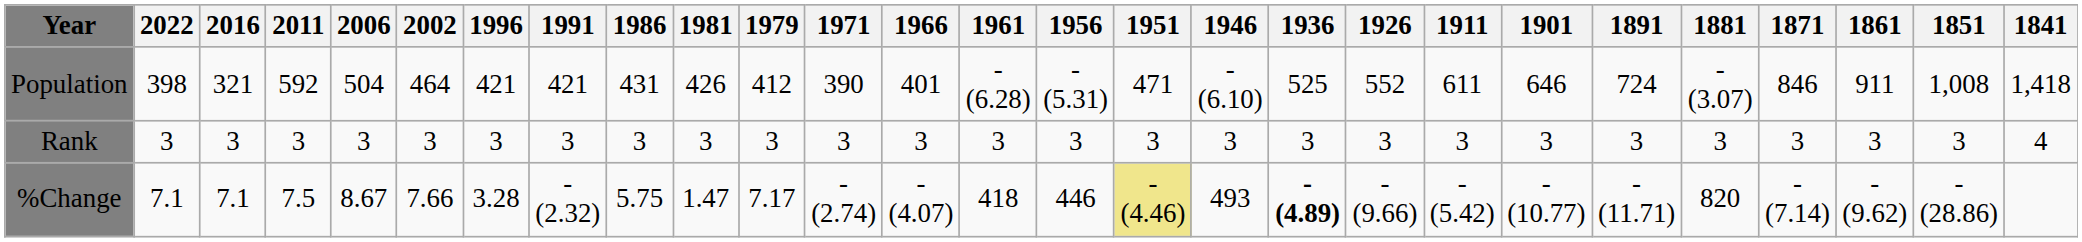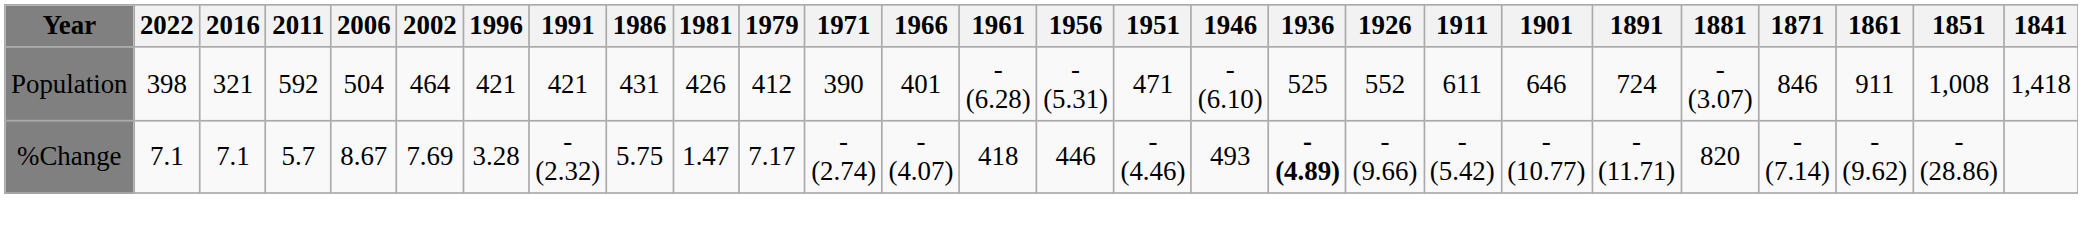- row: (69, 141)
(298, 199) 7.5 -> (298, 156) 5.7
(430, 199) 7.66 -> (430, 156) 7.69
(1153, 199) khaki background -> (1153, 156) no background
